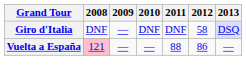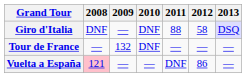(176, 30) DNF -> (176, 30) 88
+ row: (44, 47)
(176, 47) 88 -> (176, 64) DNF
